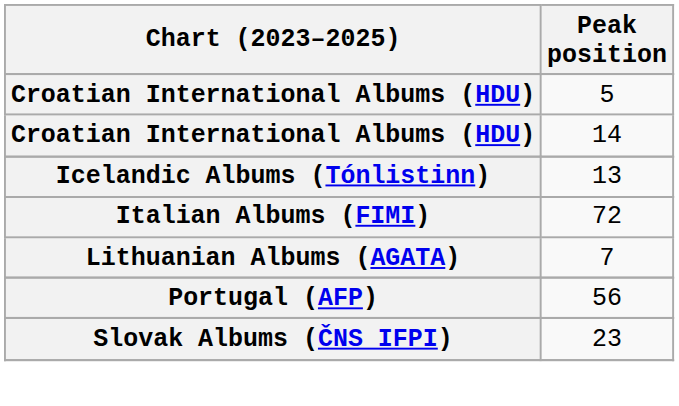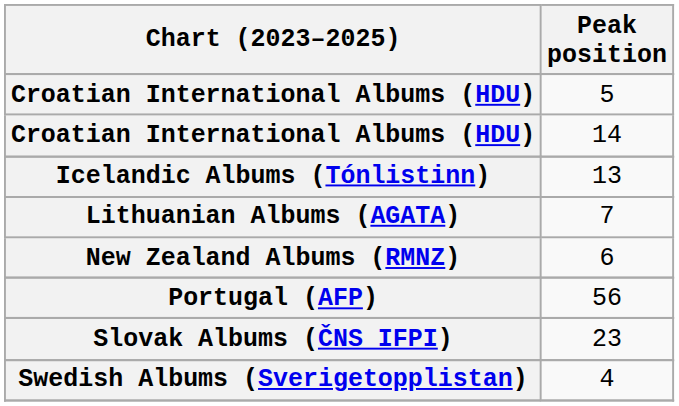- row: (607, 217)
+ row: (607, 257)
+ row: (607, 380)
